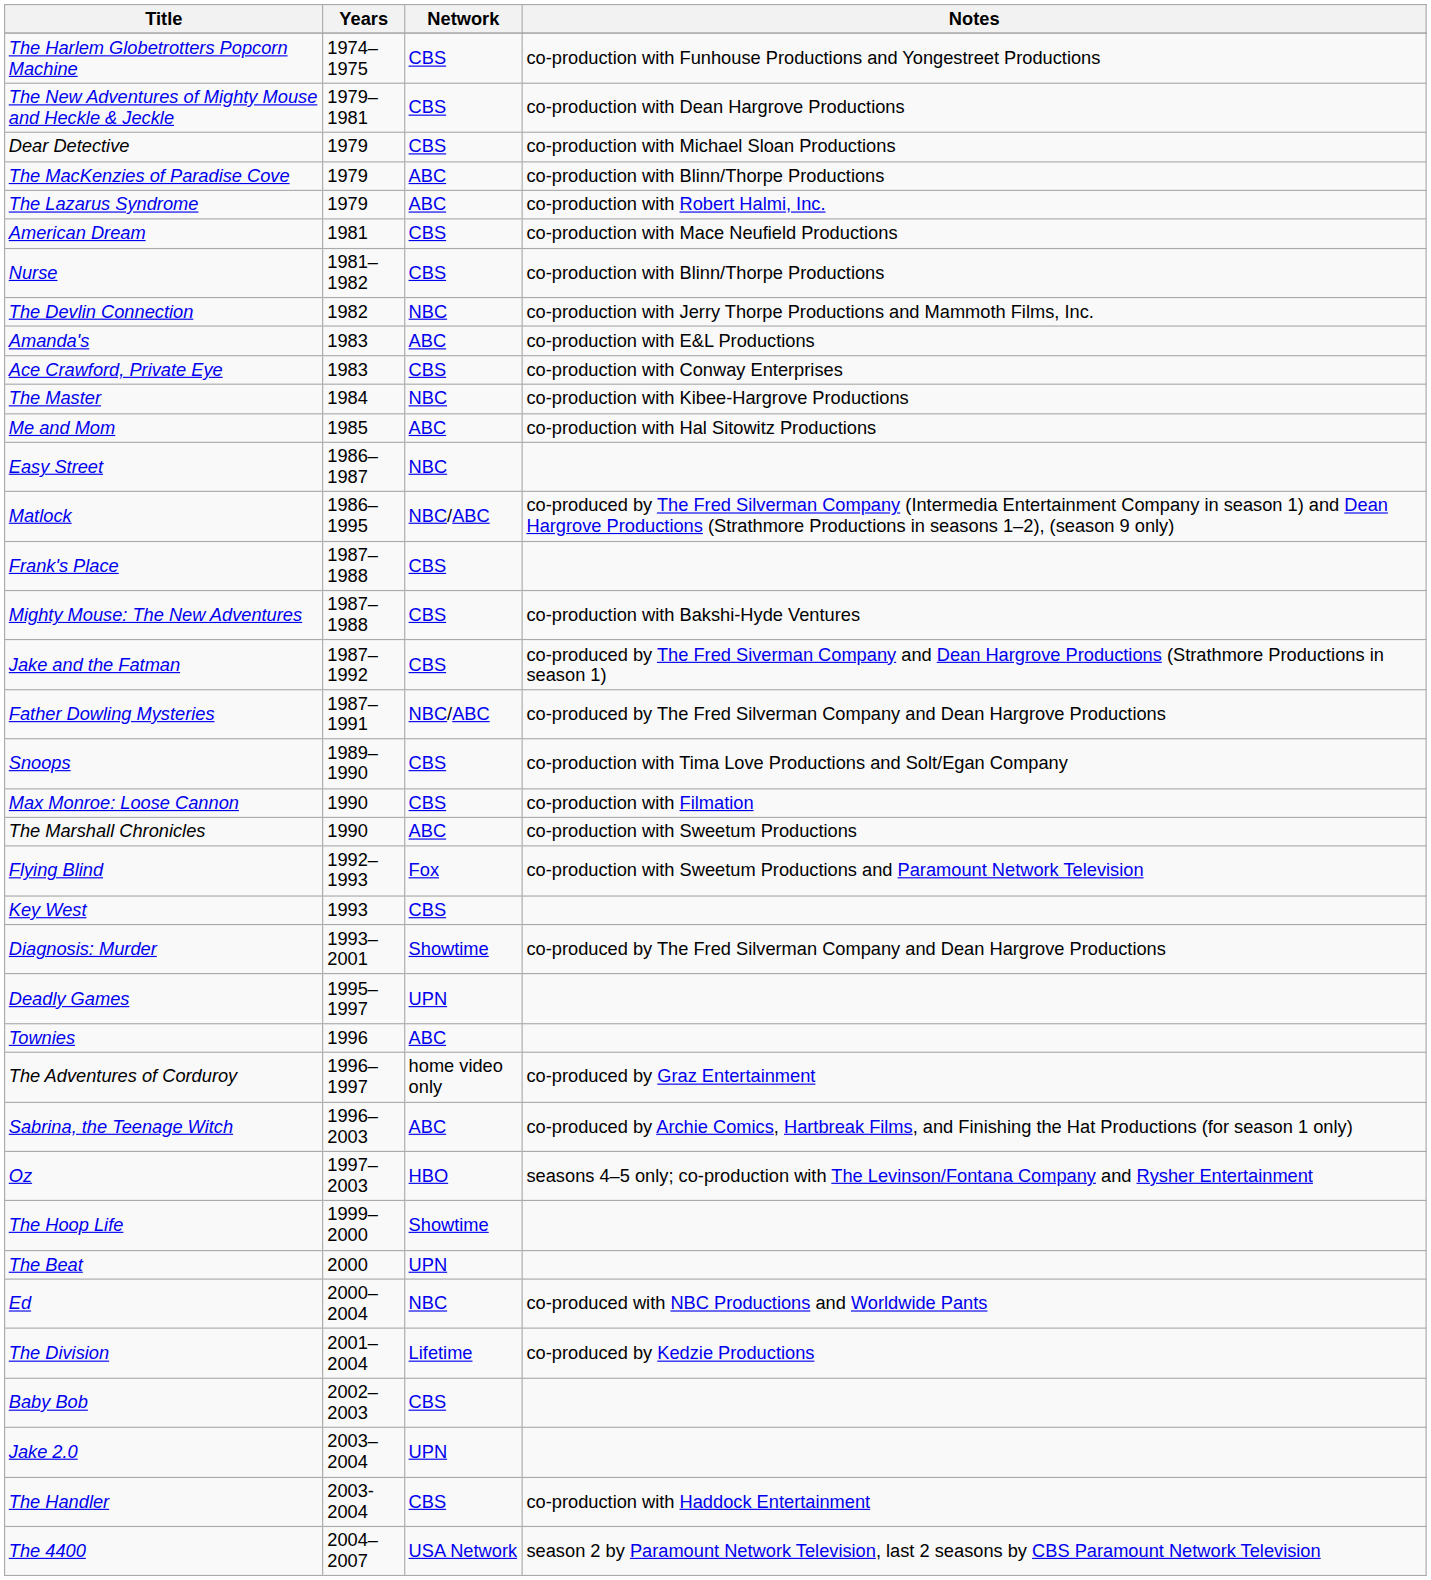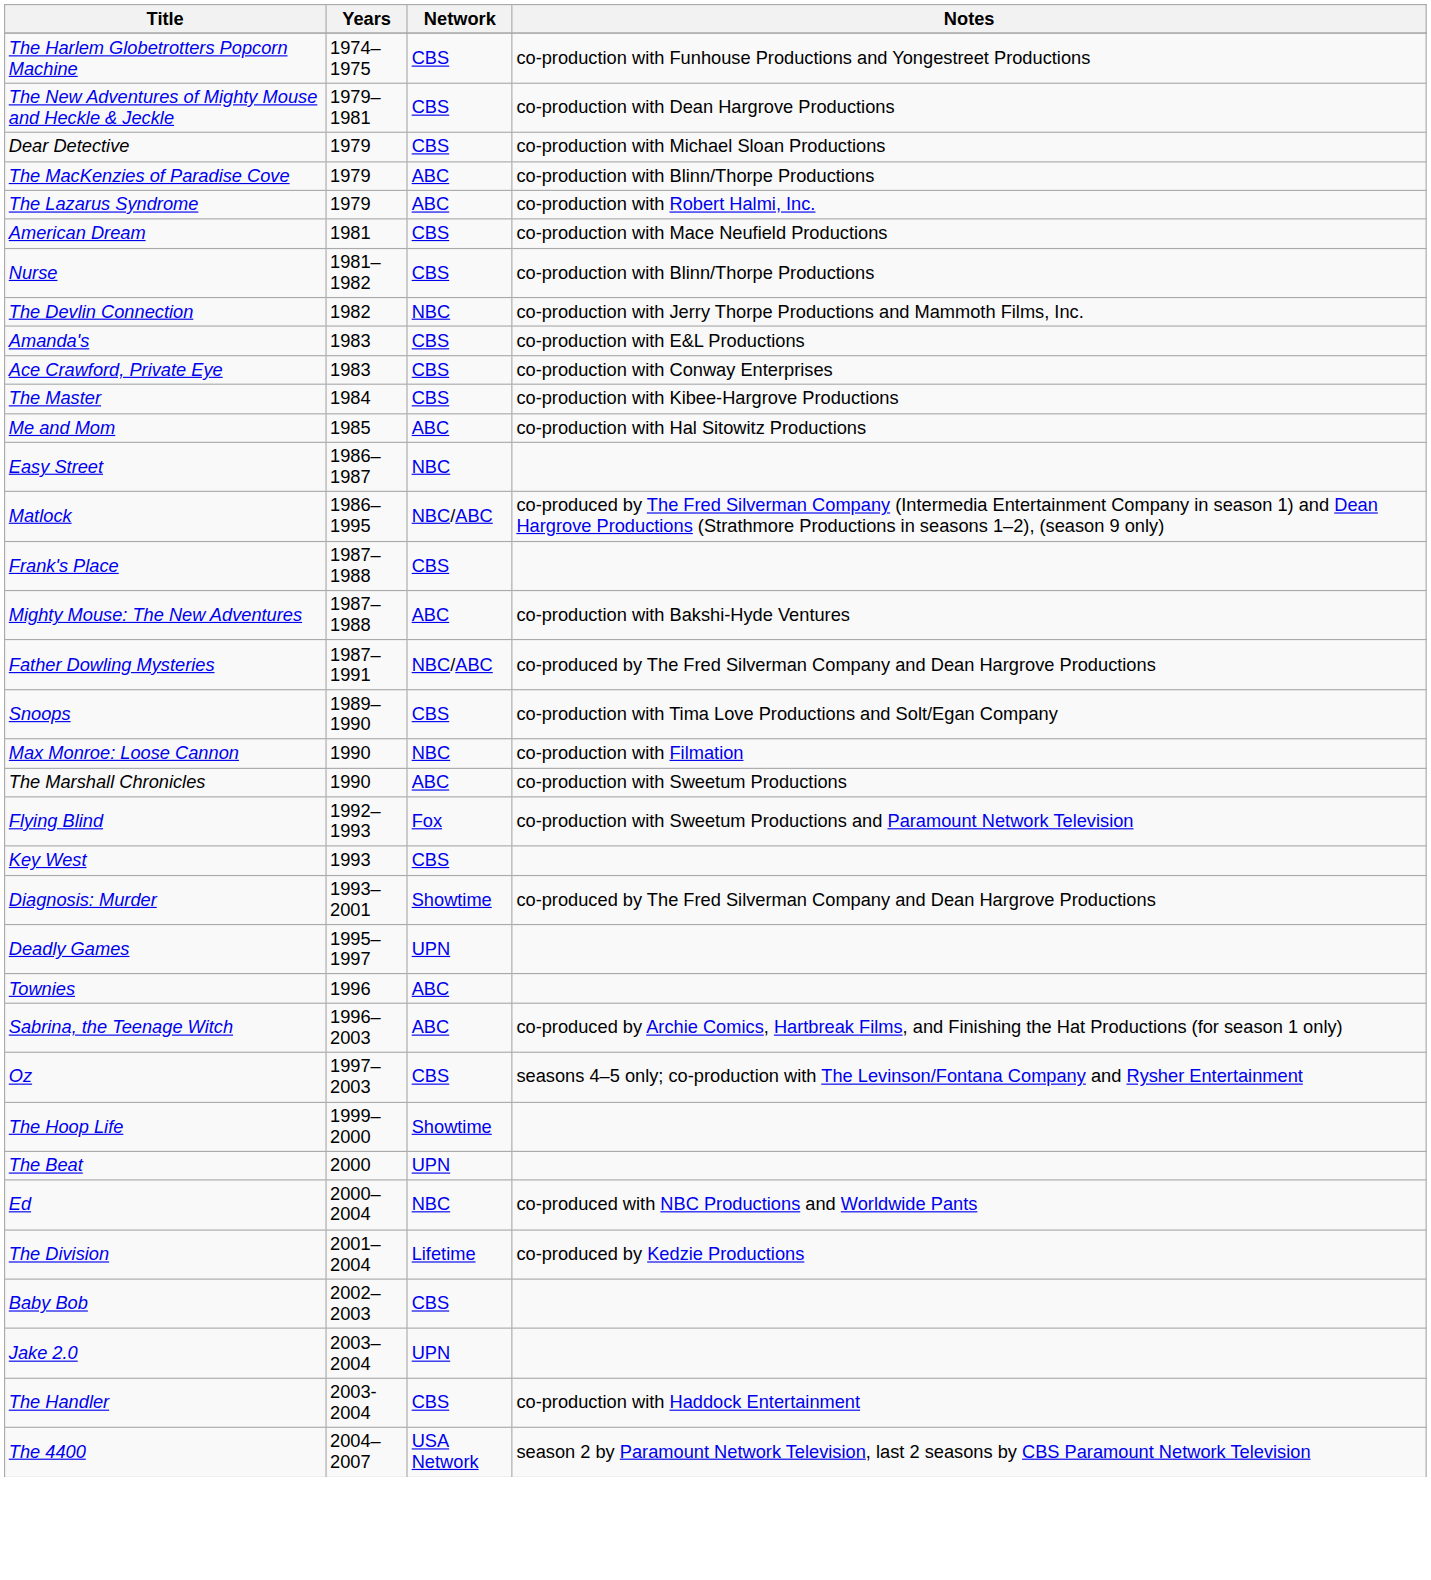(427, 340) ABC -> (430, 340) CBS
(428, 398) NBC -> (430, 398) CBS
(427, 615) CBS -> (430, 615) ABC
- row: (94, 664)
(427, 802) CBS -> (431, 753) NBC
- row: (123, 1077)
(428, 1175) HBO -> (430, 1077) CBS
